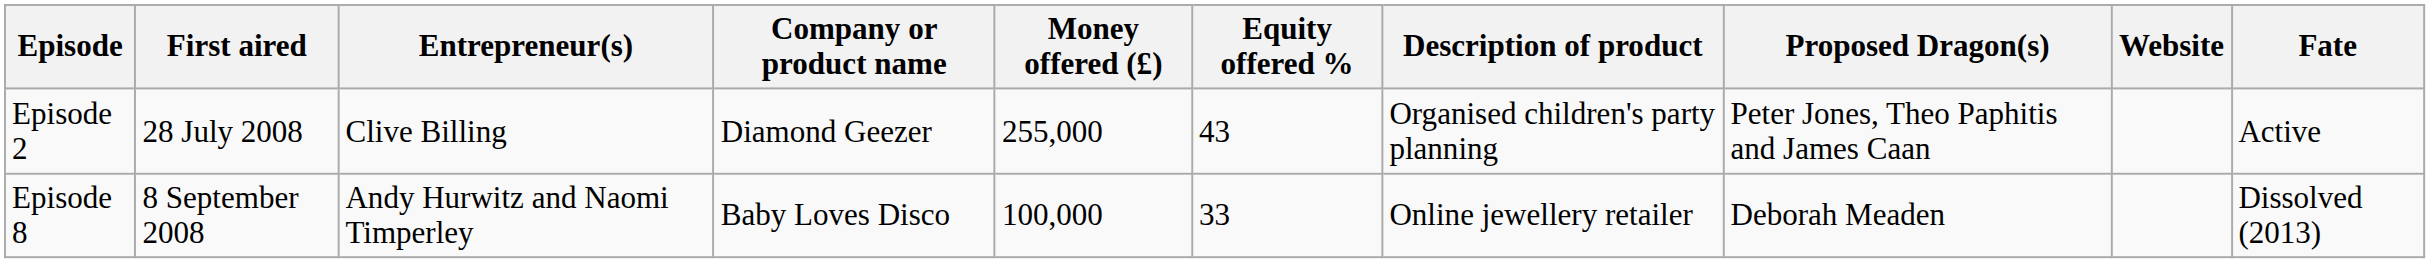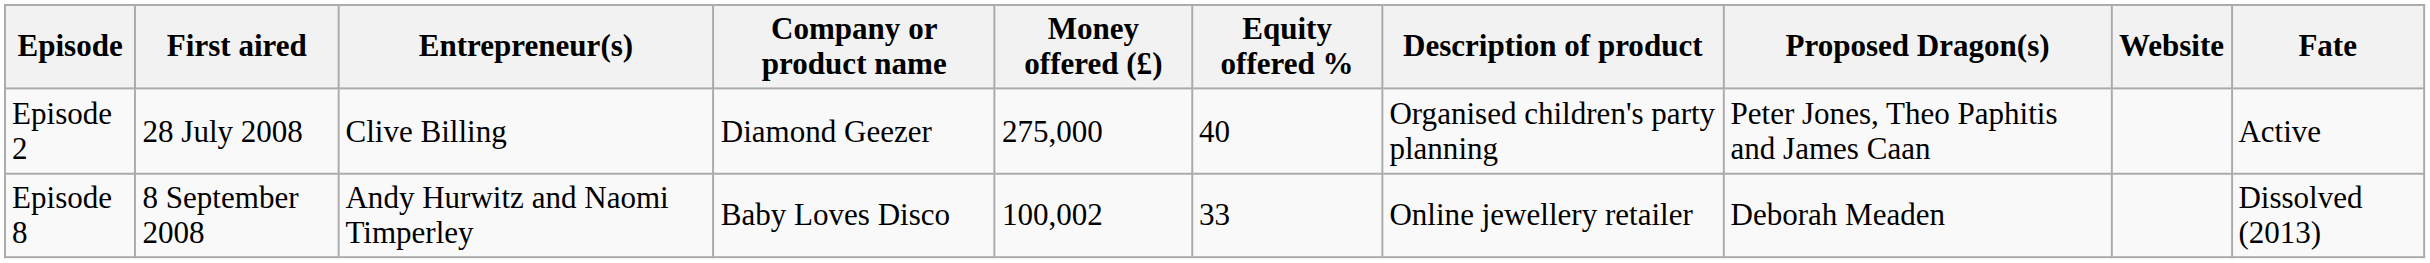(1052, 130) 255,000 -> (1052, 130) 275,000
(1215, 130) 43 -> (1215, 130) 40
(1052, 214) 100,000 -> (1052, 214) 100,002
